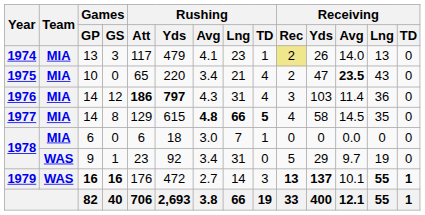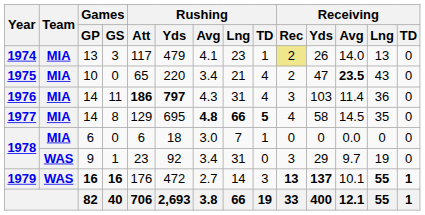(115, 96) 12 -> (115, 96) 11
(174, 117) 615 -> (174, 117) 695
(291, 158) 5 -> (291, 158) 3
